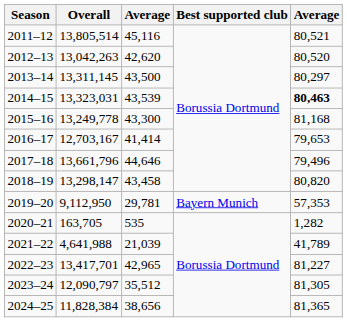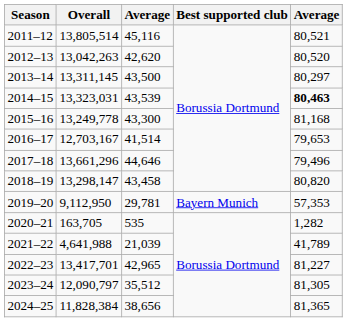(143, 139) 41,414 -> (143, 139) 41,514
(89, 160) 13,661,796 -> (89, 160) 13,661,296
